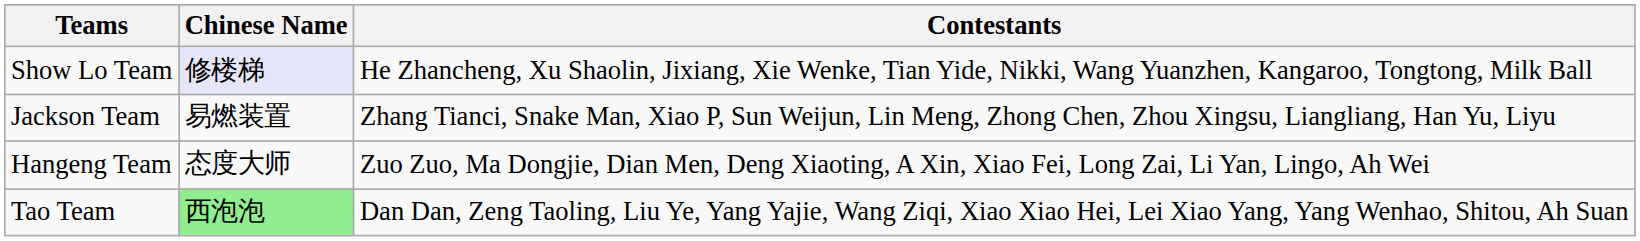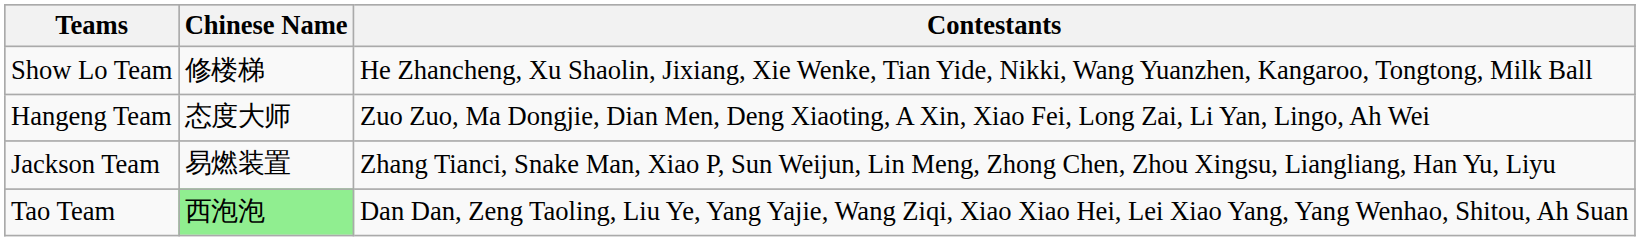(224, 69) lavender background -> (224, 69) no background
rows swapped: (85, 117) <-> (91, 164)
